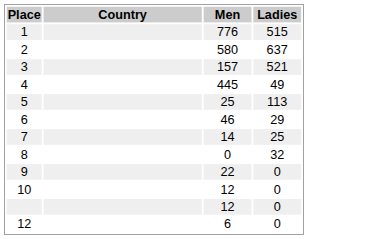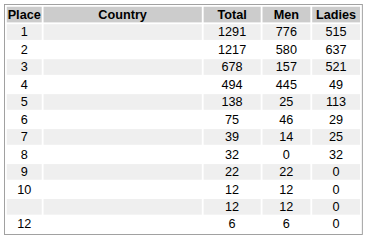+ column: (232, 15)
